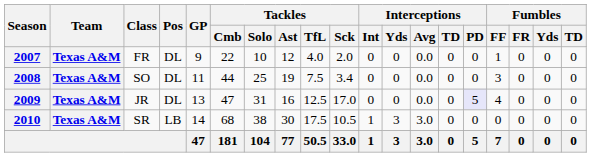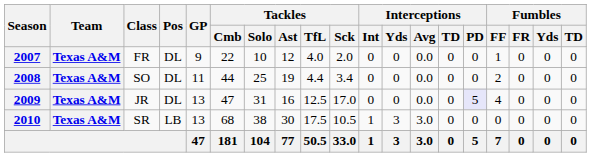(315, 78) 7.5 -> (315, 78) 4.4
(498, 78) 3 -> (498, 78) 2
(198, 120) 14 -> (198, 120) 13
